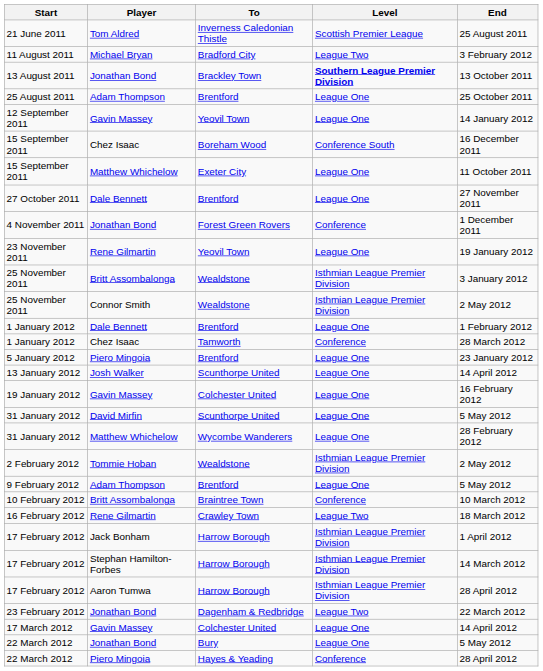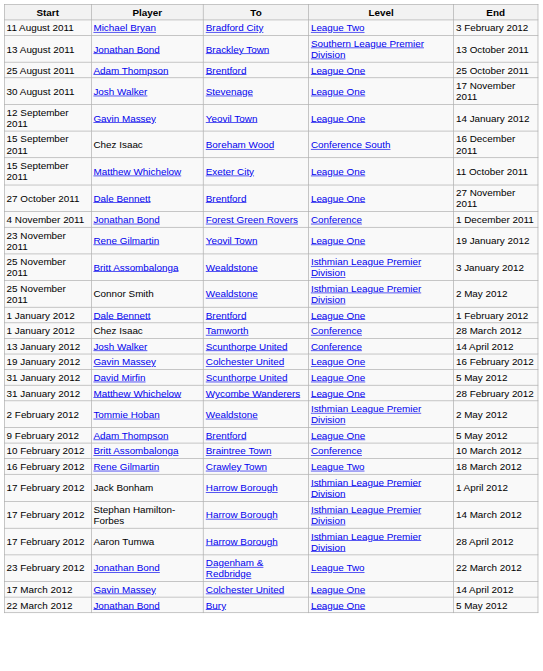- row: (36, 33)
(375, 76) bold -> (367, 49) normal
+ row: (41, 91)
- row: (41, 357)
(342, 373) League One -> (336, 346) Conference
- row: (40, 658)
